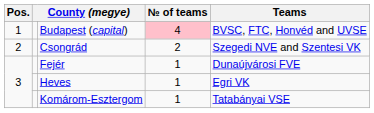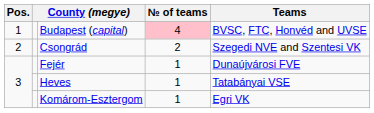(231, 82) Egri VK -> (251, 82) Tatabányai VSE
(251, 99) Tatabányai VSE -> (231, 99) Egri VK
